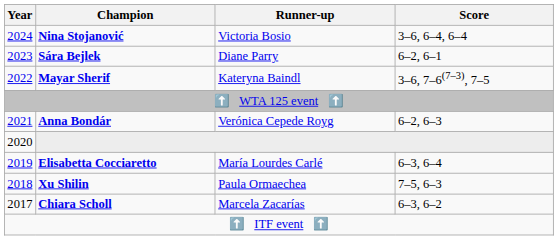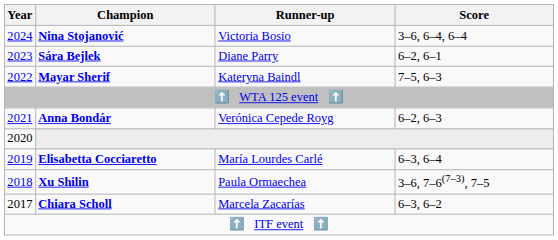(444, 78) 3–6, 7–6(7–3), 7–5 -> (420, 77) 7–5, 6–3
(420, 183) 7–5, 6–3 -> (444, 182) 3–6, 7–6(7–3), 7–5
